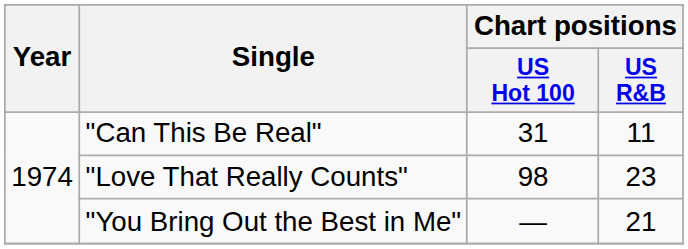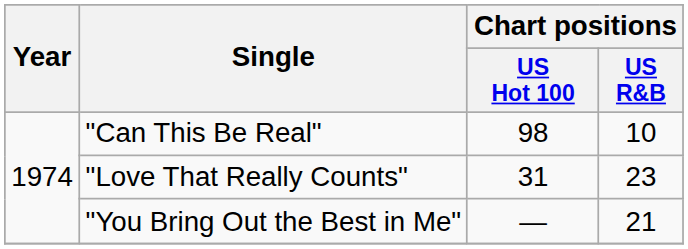(533, 133) 31 -> (533, 133) 98
(641, 133) 11 -> (641, 133) 10
(533, 177) 98 -> (533, 177) 31
